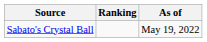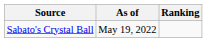columns swapped: (117, 12) <-> (170, 12)
